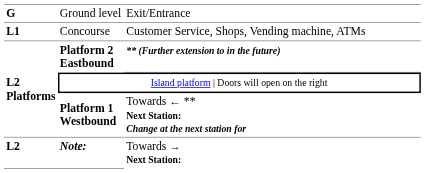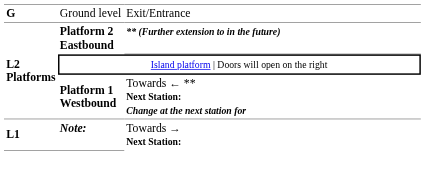- row: (85, 31)
(13, 146) L2 -> (13, 134) L1
